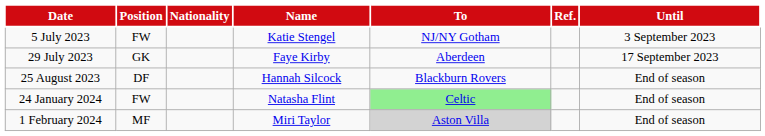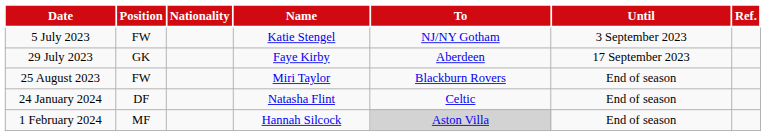columns swapped: (670, 16) <-> (565, 16)
(141, 78) DF -> (141, 78) FW
(301, 78) Hannah Silcock -> (301, 78) Miri Taylor
(141, 99) FW -> (141, 99) DF
(460, 99) lightgreen background -> (460, 99) no background
(301, 120) Miri Taylor -> (301, 120) Hannah Silcock
